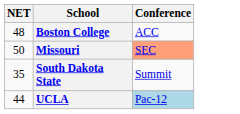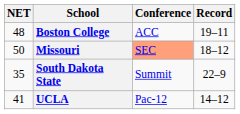+ column: (214, 13)
(19, 99) 44 -> (19, 99) 41
(151, 99) lightblue background -> (151, 99) no background
